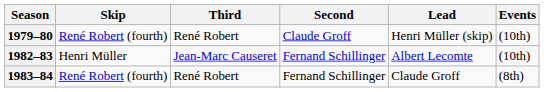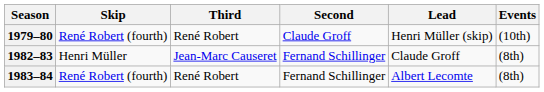(432, 55) Albert Lecomte -> (425, 55) Claude Groff
(515, 55) (10th) -> (511, 55) (8th)
(425, 76) Claude Groff -> (432, 76) Albert Lecomte
